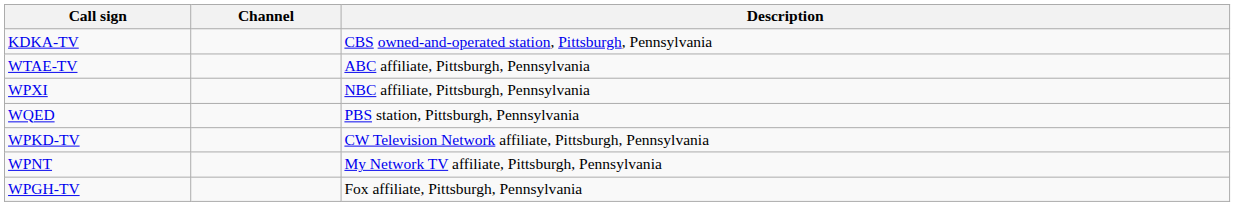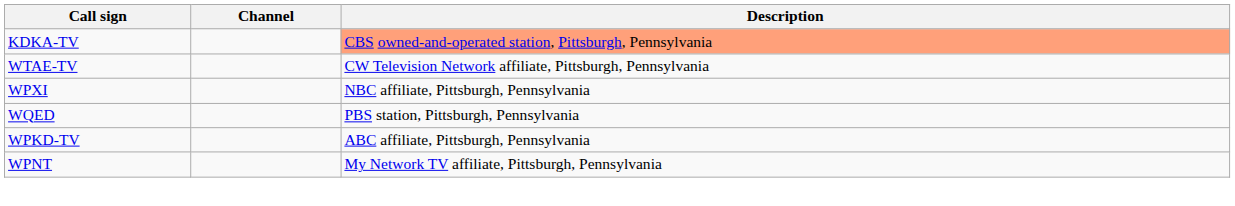(528, 41) no background -> (528, 41) lightsalmon background
(467, 66) ABC affiliate, Pittsburgh, Pennsylvania -> (527, 66) CW Television Network affiliate, Pittsburgh, Pennsylvania
(527, 139) CW Television Network affiliate, Pittsburgh, Pennsylvania -> (467, 139) ABC affiliate, Pittsburgh, Pennsylvania
- row: (44, 189)
